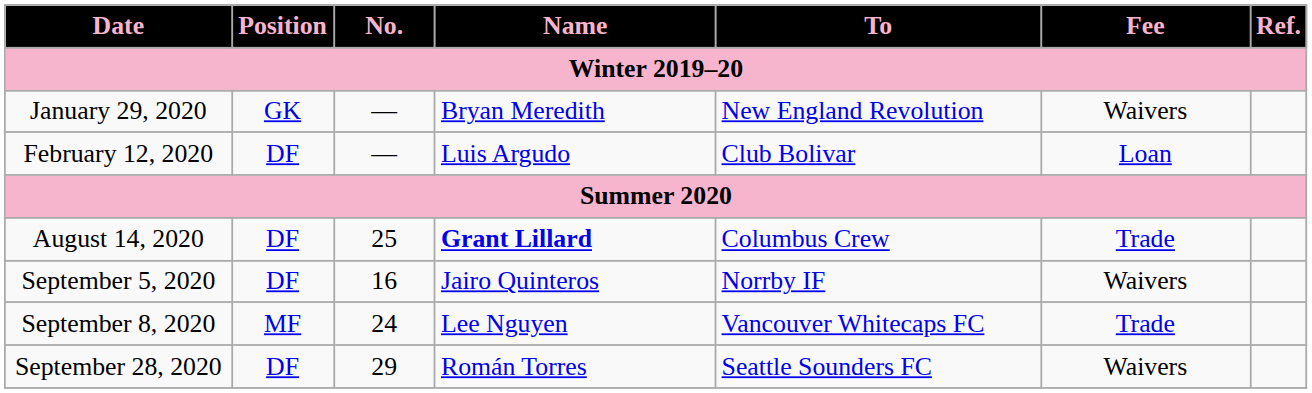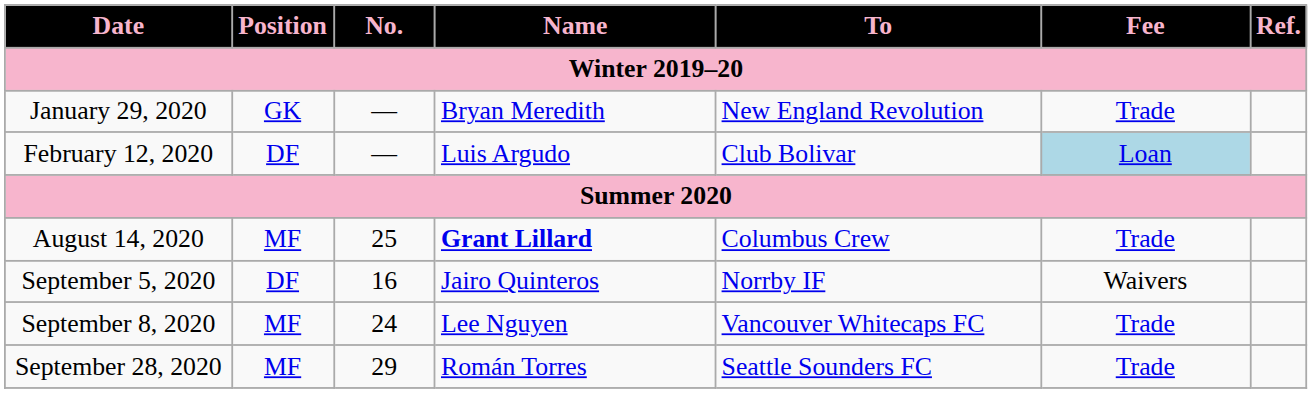(1145, 111) Waivers -> (1145, 111) Trade
(1145, 153) no background -> (1145, 153) lightblue background
(283, 238) DF -> (283, 238) MF
(283, 366) DF -> (283, 366) MF
(1145, 366) Waivers -> (1145, 366) Trade
